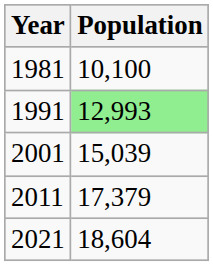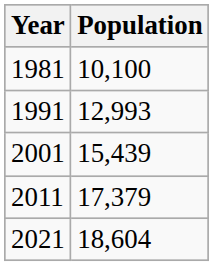(114, 111) lightgreen background -> (114, 111) no background
(114, 153) 15,039 -> (114, 153) 15,439
